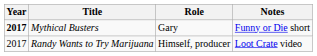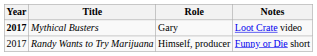(272, 28) Funny or Die short -> (268, 28) Loot Crate video
(268, 43) Loot Crate video -> (272, 43) Funny or Die short
